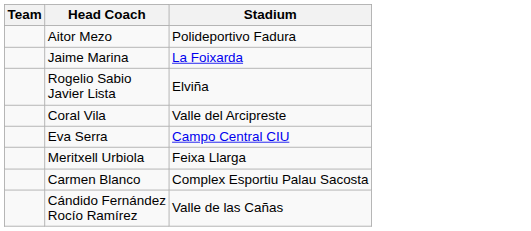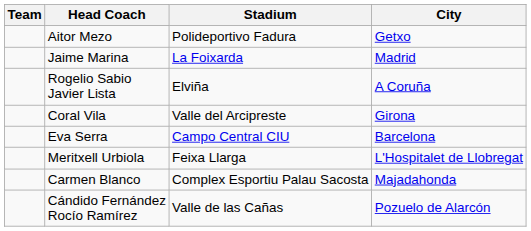+ column: (449, 15)
